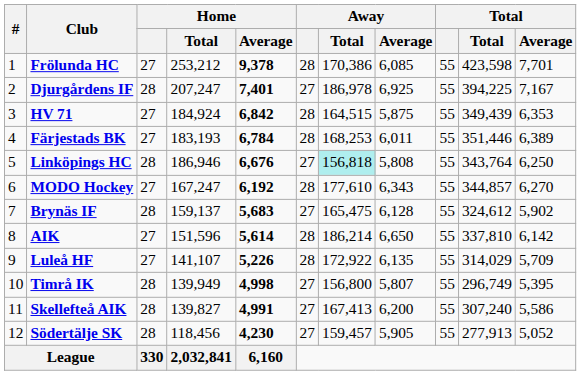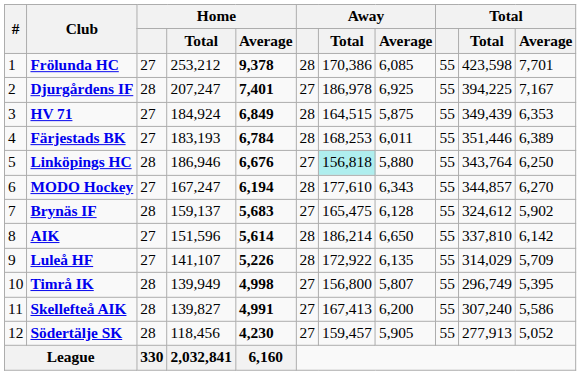(256, 114) 6,842 -> (256, 114) 6,849
(396, 162) 5,808 -> (396, 162) 5,880
(256, 187) 6,192 -> (256, 187) 6,194
